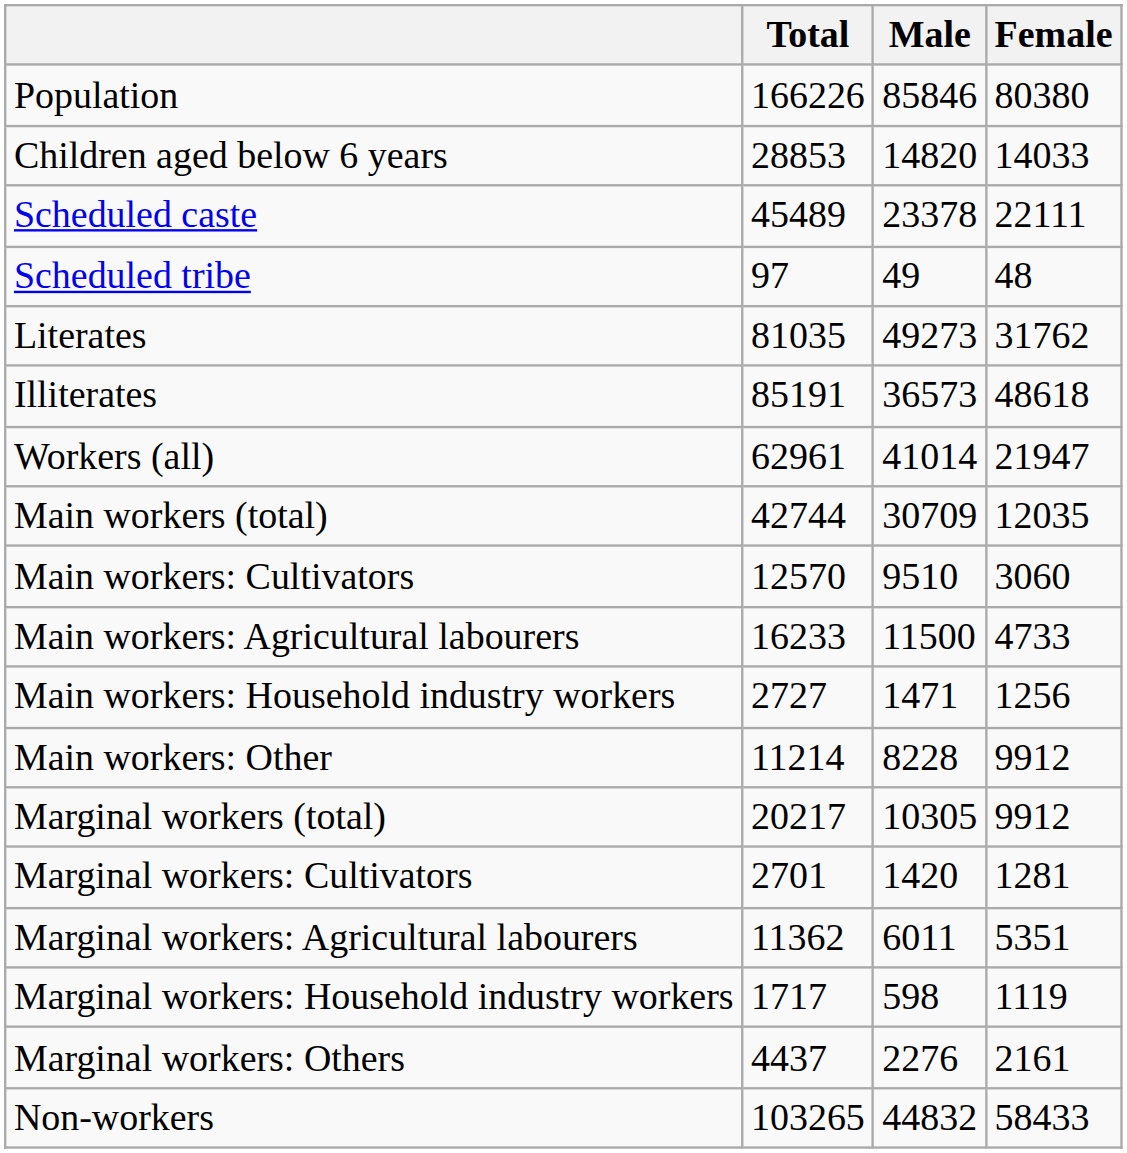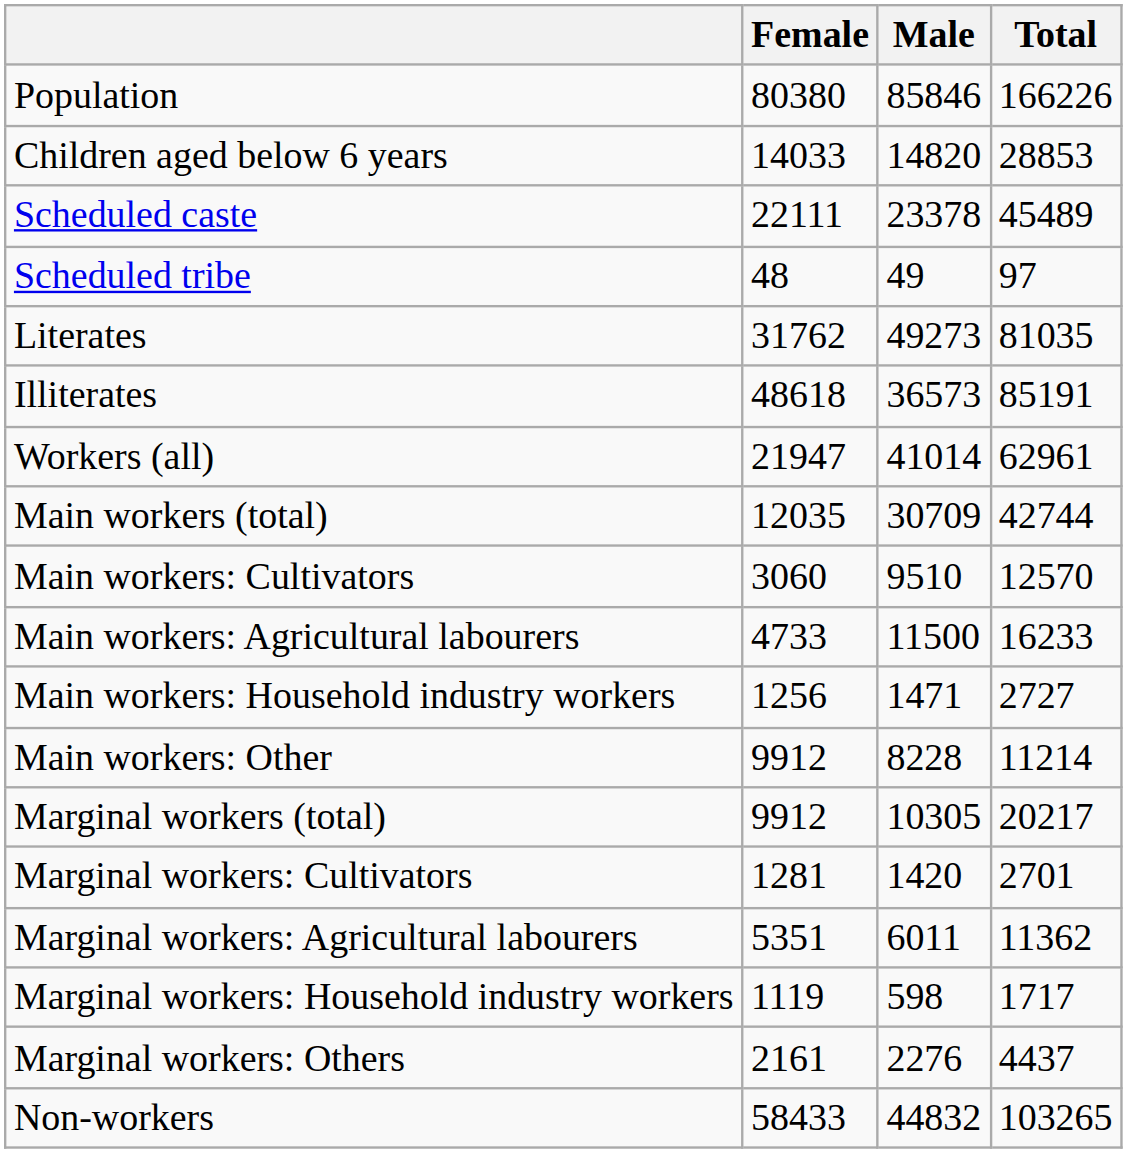columns swapped: (808, 34) <-> (1054, 34)
